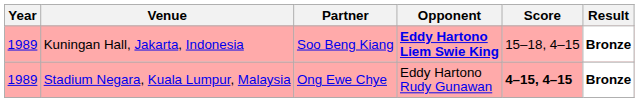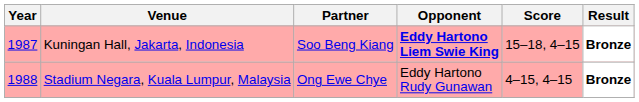(22, 44) 1989 -> (22, 44) 1987
(22, 80) 1989 -> (22, 80) 1988
(539, 80) bold -> (539, 80) normal
